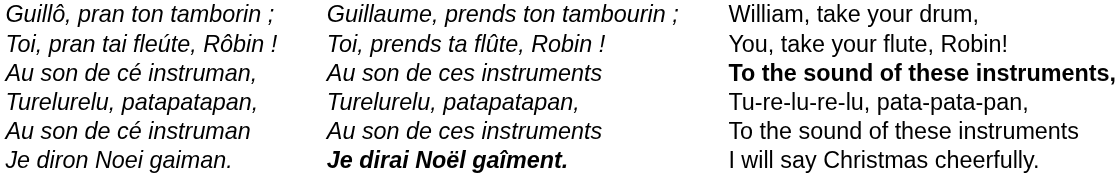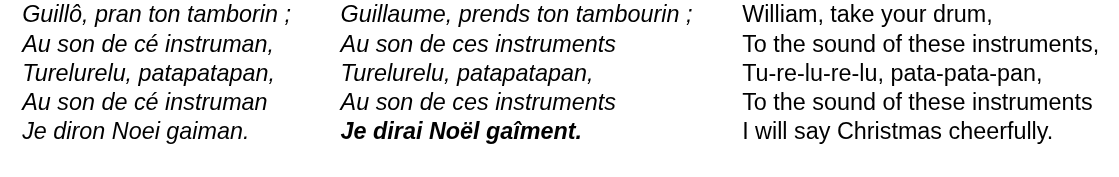- row: (141, 44)
(922, 73) bold -> (921, 44) normal
